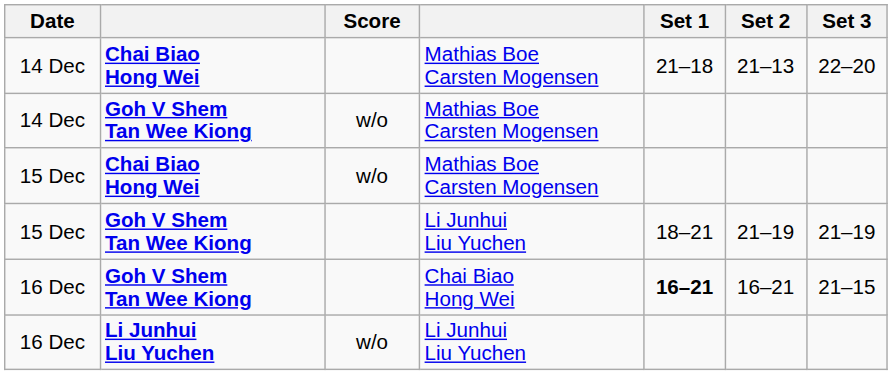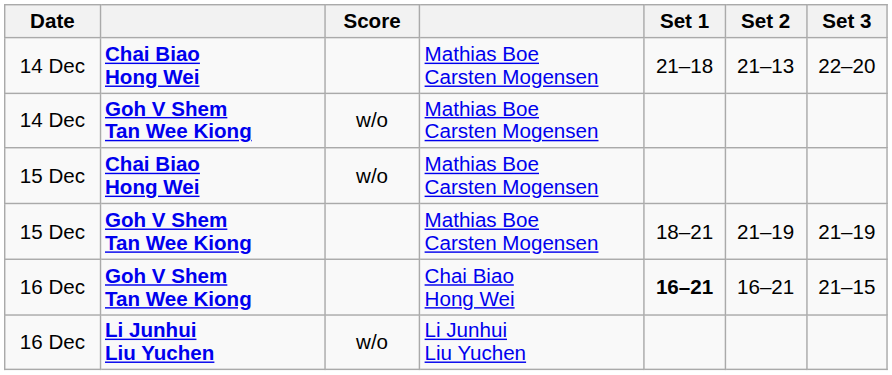(475, 232) Li Junhui Liu Yuchen -> (512, 232) Mathias Boe Carsten Mogensen
